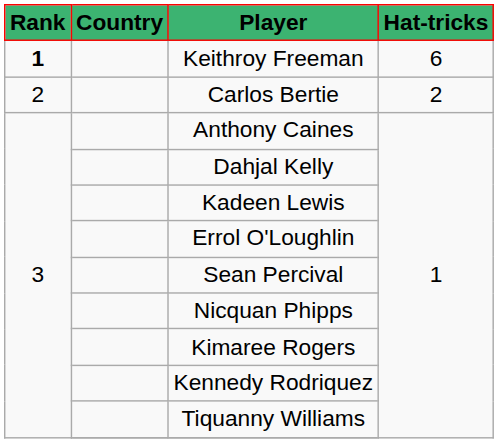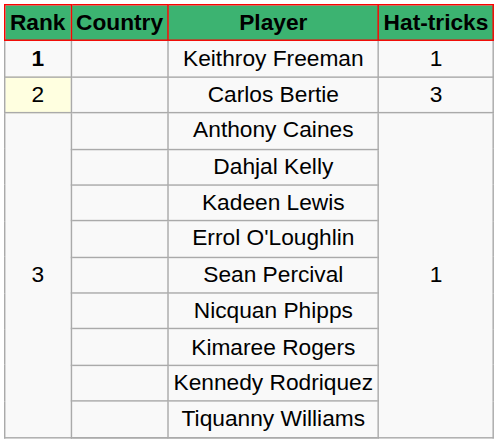(436, 58) 6 -> (436, 58) 1
(38, 94) no background -> (38, 94) lightyellow background
(436, 94) 2 -> (436, 94) 3
